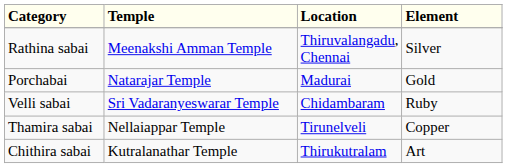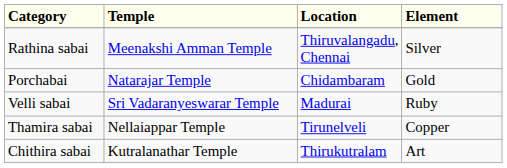(326, 80) Madurai -> (343, 80) Chidambaram
(343, 103) Chidambaram -> (326, 103) Madurai
